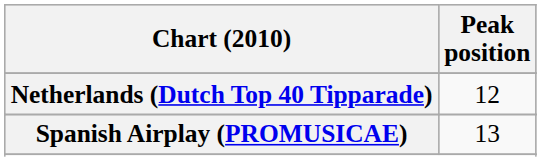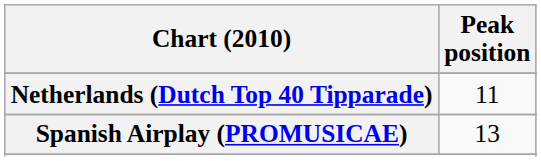(487, 93) 12 -> (487, 93) 11
